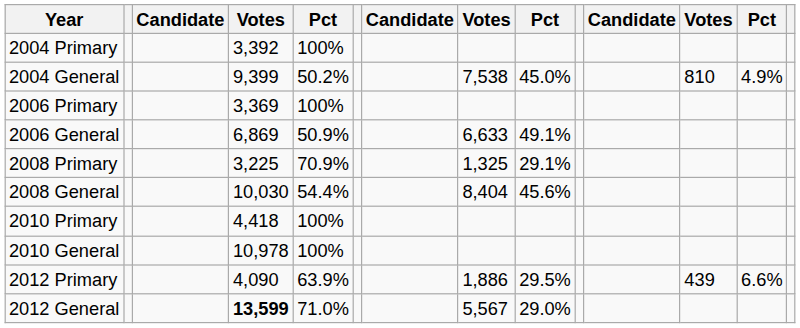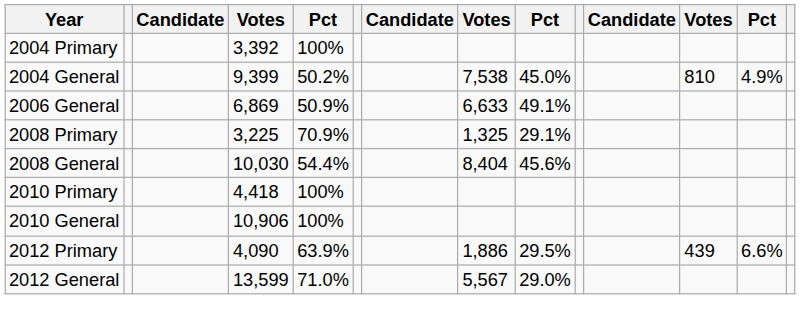- row: (63, 106)
(261, 250) 10,978 -> (261, 221) 10,906
(261, 308) bold -> (261, 279) normal
